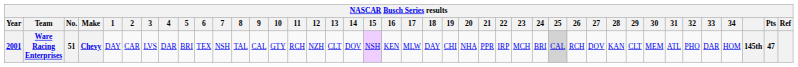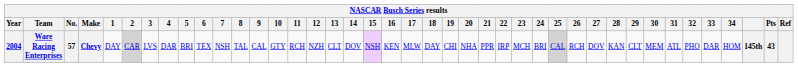(14, 46) 2001 -> (14, 46) 2004
(71, 46) 51 -> (71, 46) 57
(132, 46) no background -> (132, 46) lightgrey background
(771, 46) 47 -> (771, 46) 43
